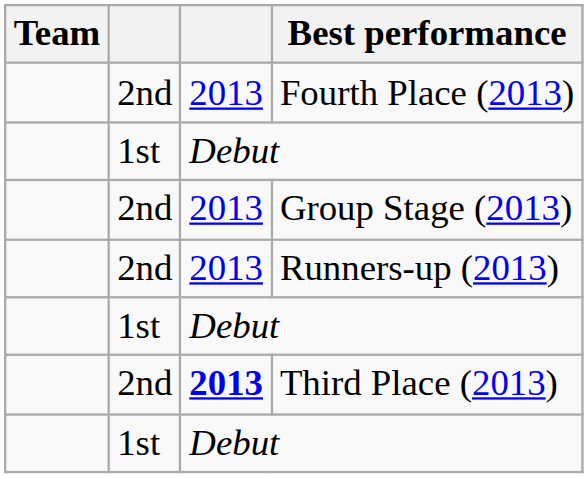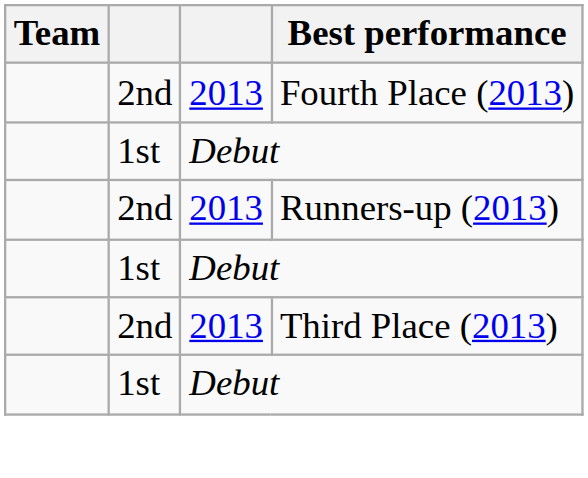- row: (145, 208)
(226, 383) bold -> (226, 325) normal
